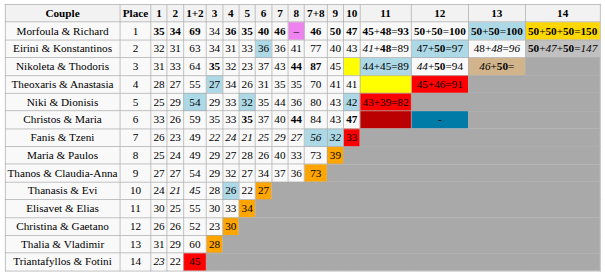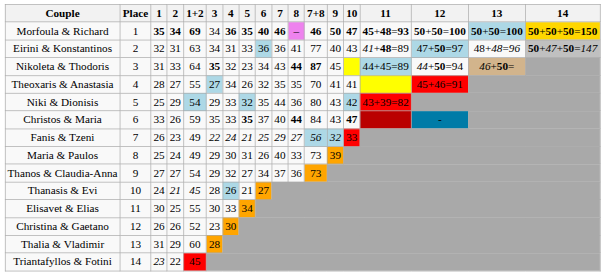(264, 66) 37 -> (264, 66) 34
(264, 84) 31 -> (264, 84) 32
(231, 155) 27 -> (231, 155) 30
(247, 155) 28 -> (247, 155) 31
(247, 191) 22 -> (247, 191) 21
